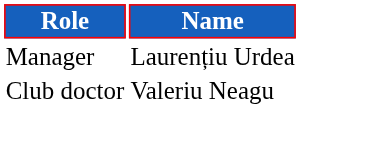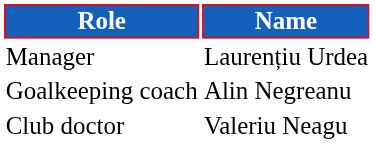+ row: (102, 91)
